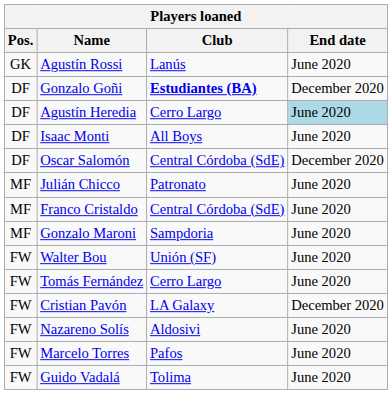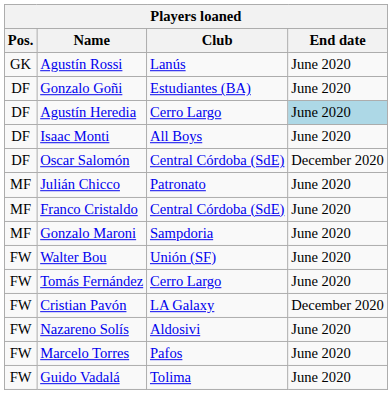(203, 88) bold -> (200, 88) normal
(338, 88) December 2020 -> (321, 88) June 2020
